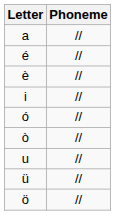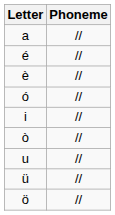rows swapped: (25, 96) <-> (25, 117)
